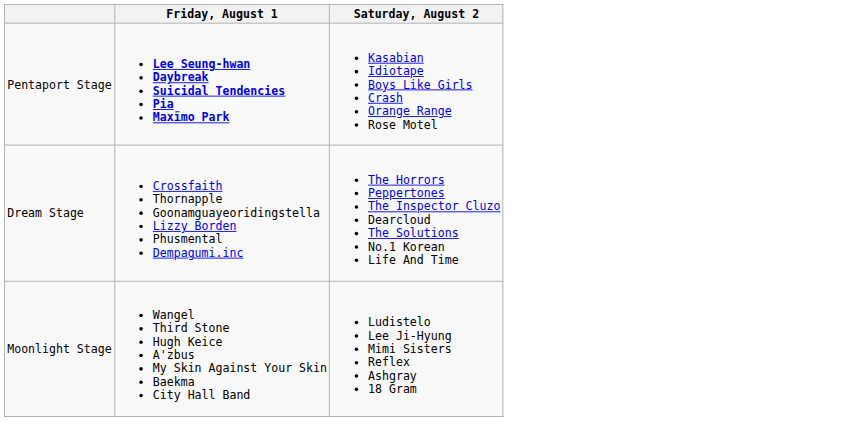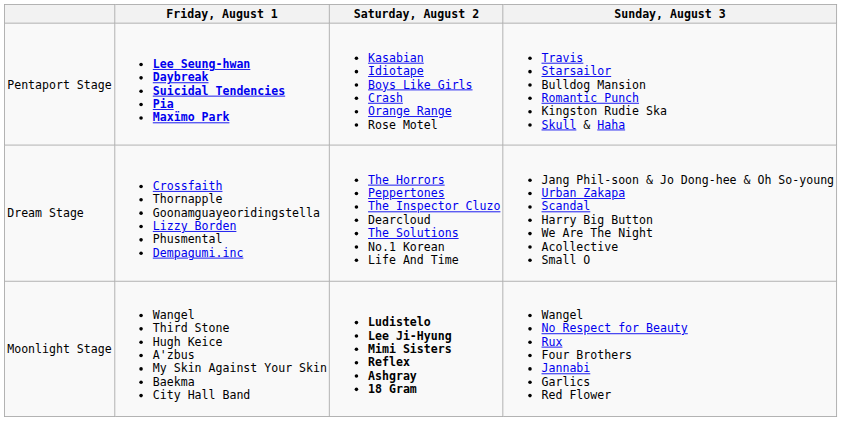+ column: (670, 14)
(416, 355) normal -> (416, 355) bold
